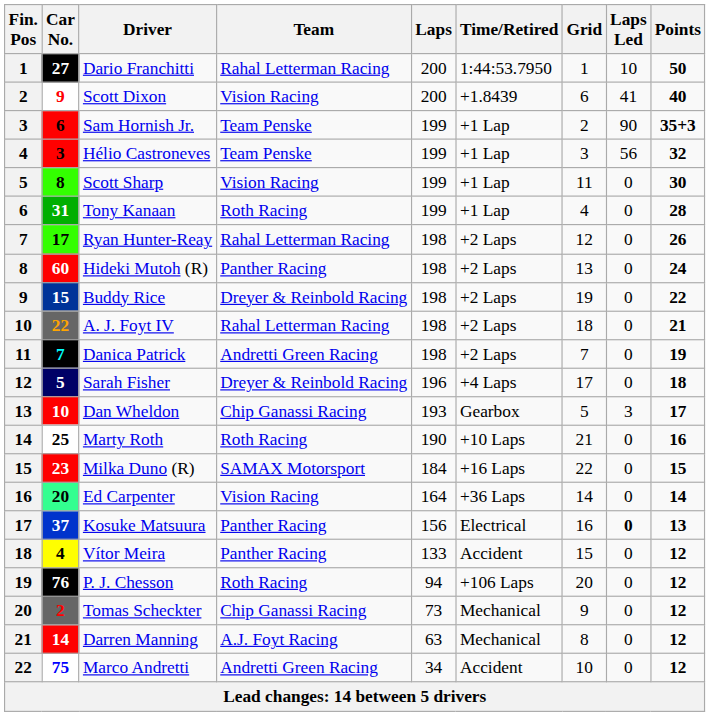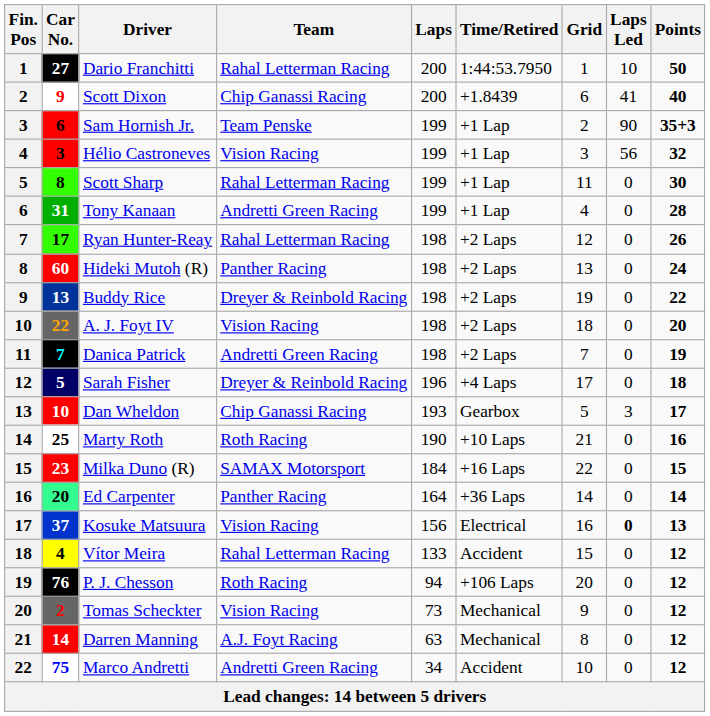(269, 96) Vision Racing -> (293, 96) Chip Ganassi Racing
(266, 153) Team Penske -> (269, 153) Vision Racing
(269, 182) Vision Racing -> (305, 182) Rahal Letterman Racing
(264, 210) Roth Racing -> (299, 210) Andretti Green Racing
(60, 296) 15 -> (60, 296) 13
(305, 325) Rahal Letterman Racing -> (269, 325) Vision Racing
(678, 325) 21 -> (678, 325) 20
(269, 496) Vision Racing -> (273, 496) Panther Racing
(273, 525) Panther Racing -> (269, 525) Vision Racing
(273, 553) Panther Racing -> (305, 553) Rahal Letterman Racing
(293, 610) Chip Ganassi Racing -> (269, 610) Vision Racing
